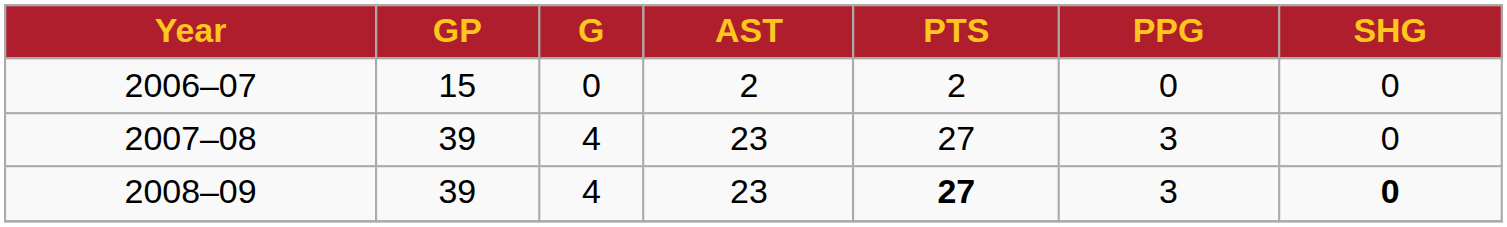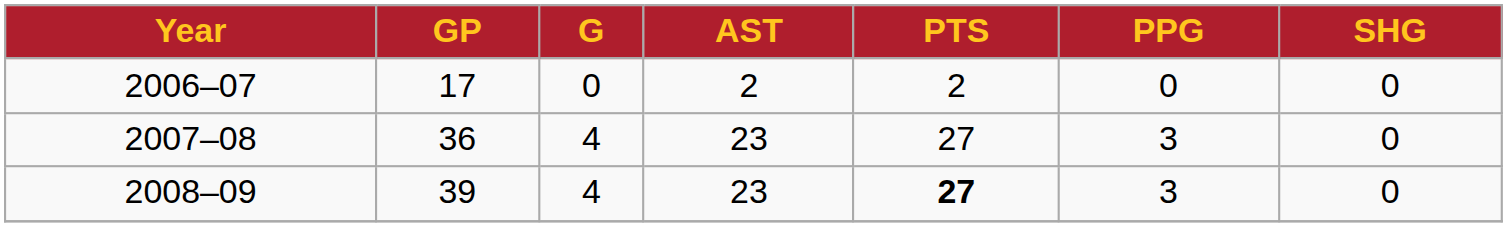(457, 85) 15 -> (457, 85) 17
(457, 138) 39 -> (457, 138) 36
(1390, 192) bold -> (1390, 192) normal
